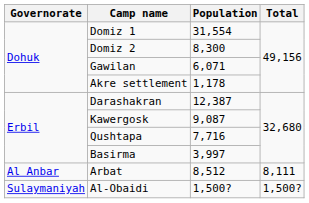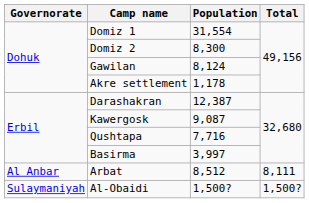(209, 66) 6,071 -> (209, 66) 8,124
